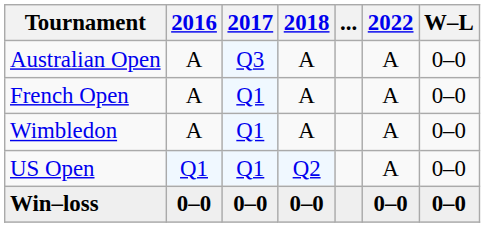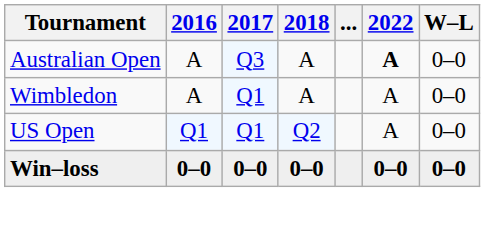(391, 58) normal -> (391, 58) bold
- row: (69, 95)
